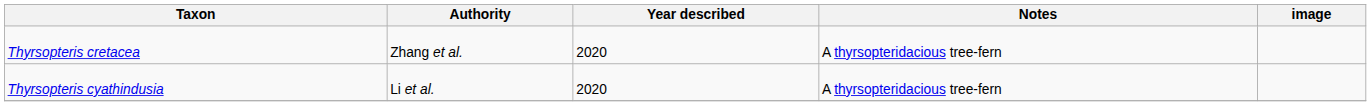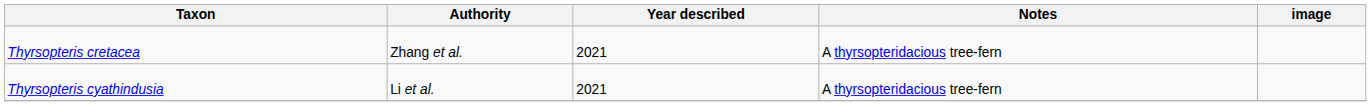(592, 52) 2020 -> (592, 52) 2021
(592, 90) 2020 -> (592, 90) 2021
